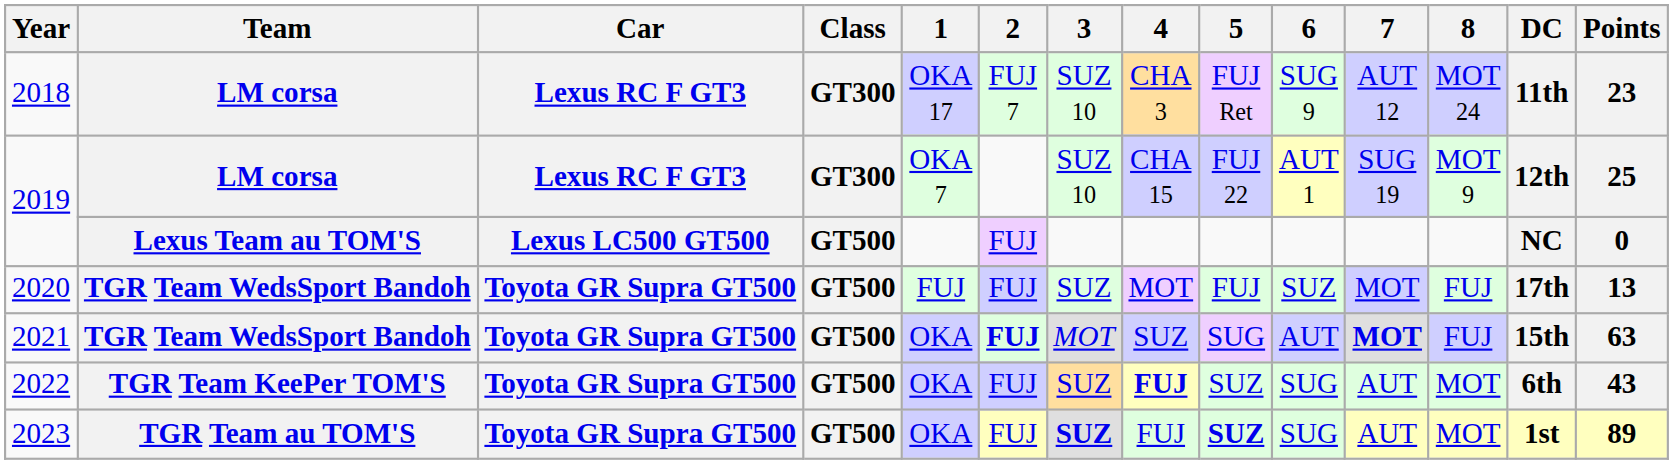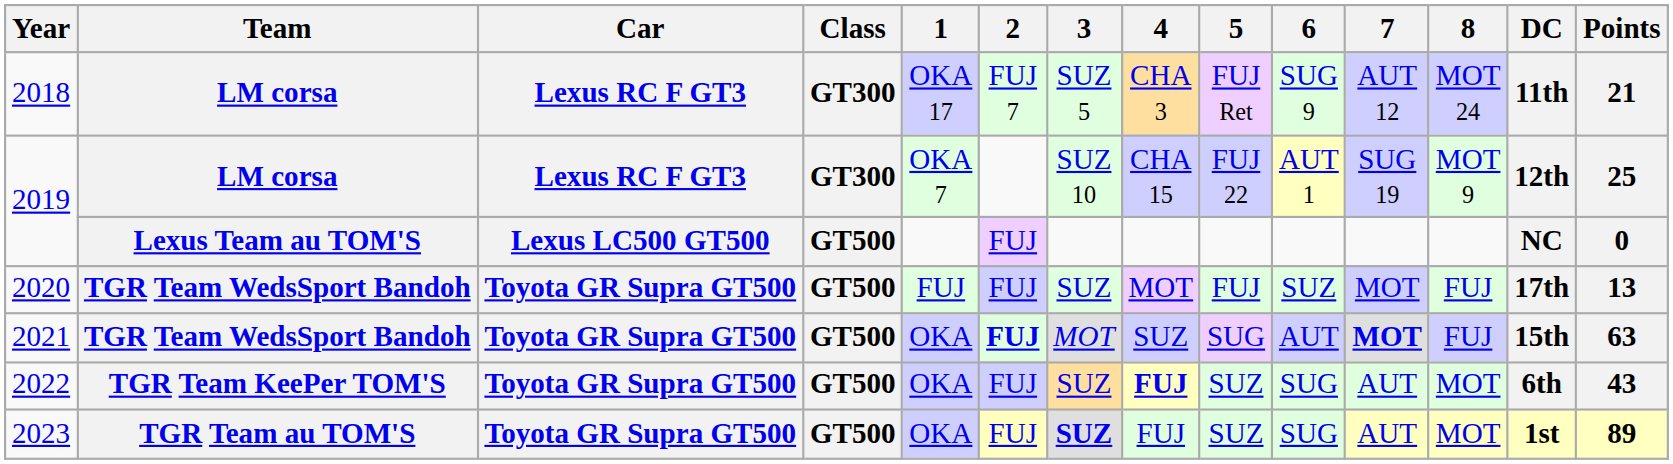(1084, 92) SUZ 10 -> (1084, 92) SUZ 5
(1622, 93) 23 -> (1622, 93) 21
(1236, 432) bold -> (1236, 432) normal
